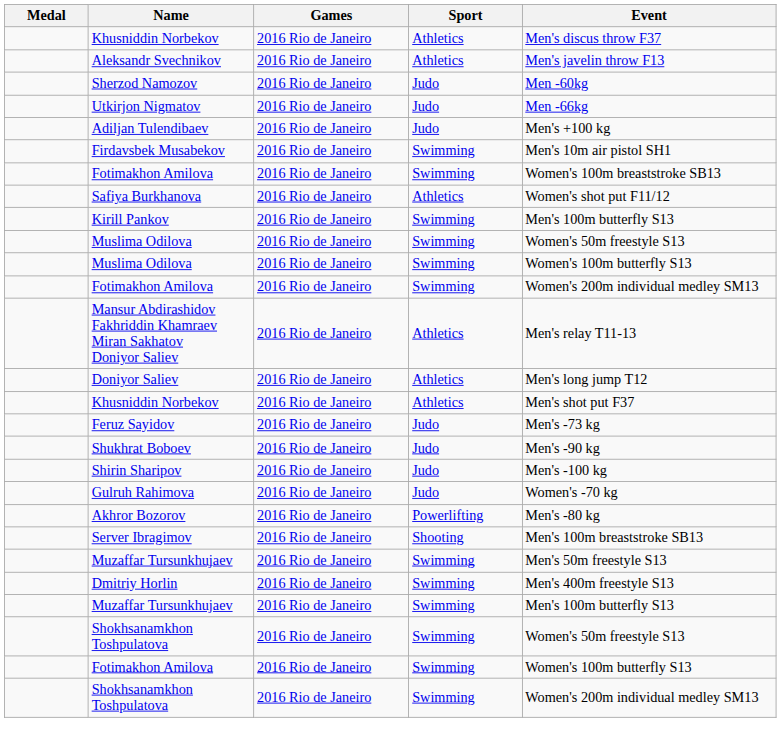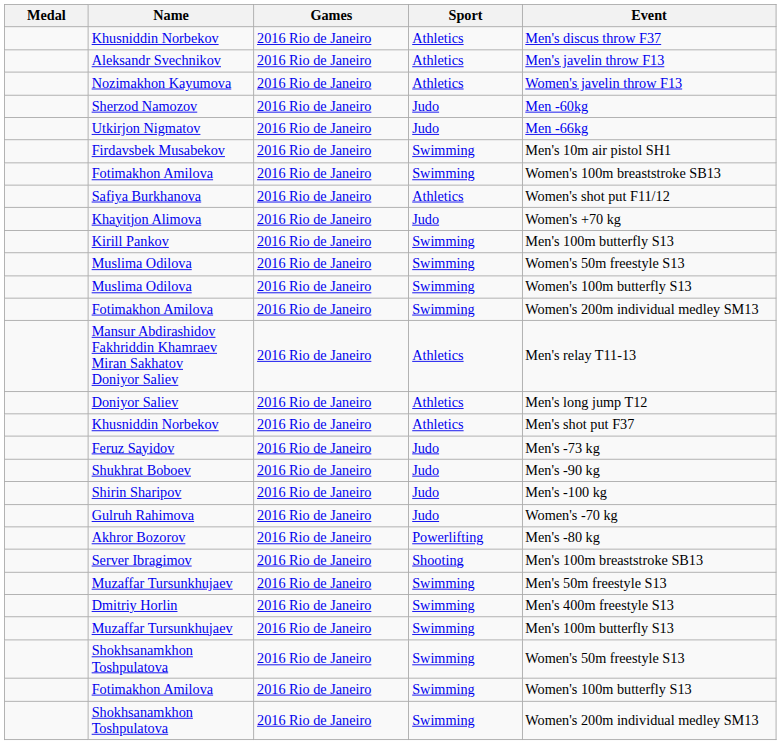+ row: (161, 83)
- row: (150, 128)
+ row: (146, 219)
